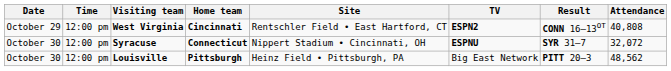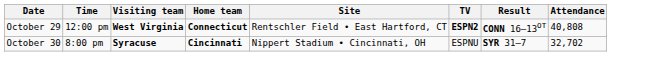(215, 28) Cincinnati -> (218, 28) Connecticut
(87, 44) 12:00 pm -> (84, 44) 8:00 pm
(218, 44) Connecticut -> (215, 44) Cincinnati
(465, 44) bold -> (465, 44) normal
(626, 44) 32,072 -> (567, 44) 32,702
- row: (140, 59)
